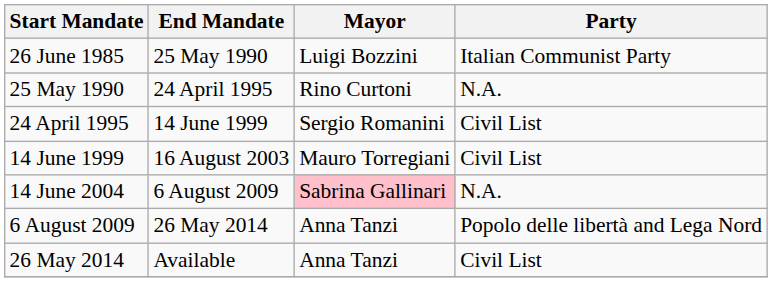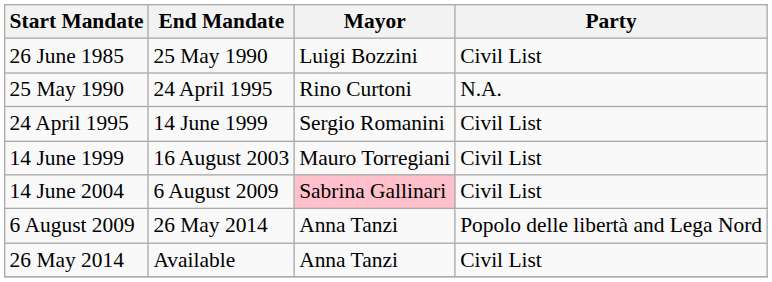(566, 55) Italian Communist Party -> (501, 55) Civil List
(481, 191) N.A. -> (501, 191) Civil List
